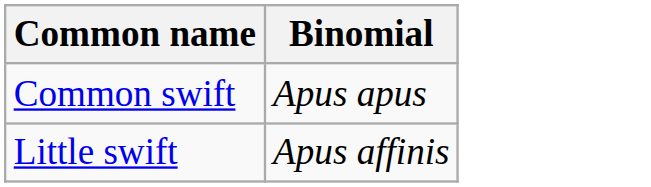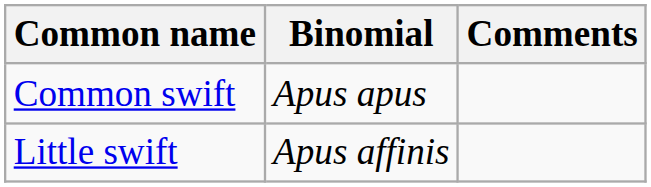+ column: (552, 33)
